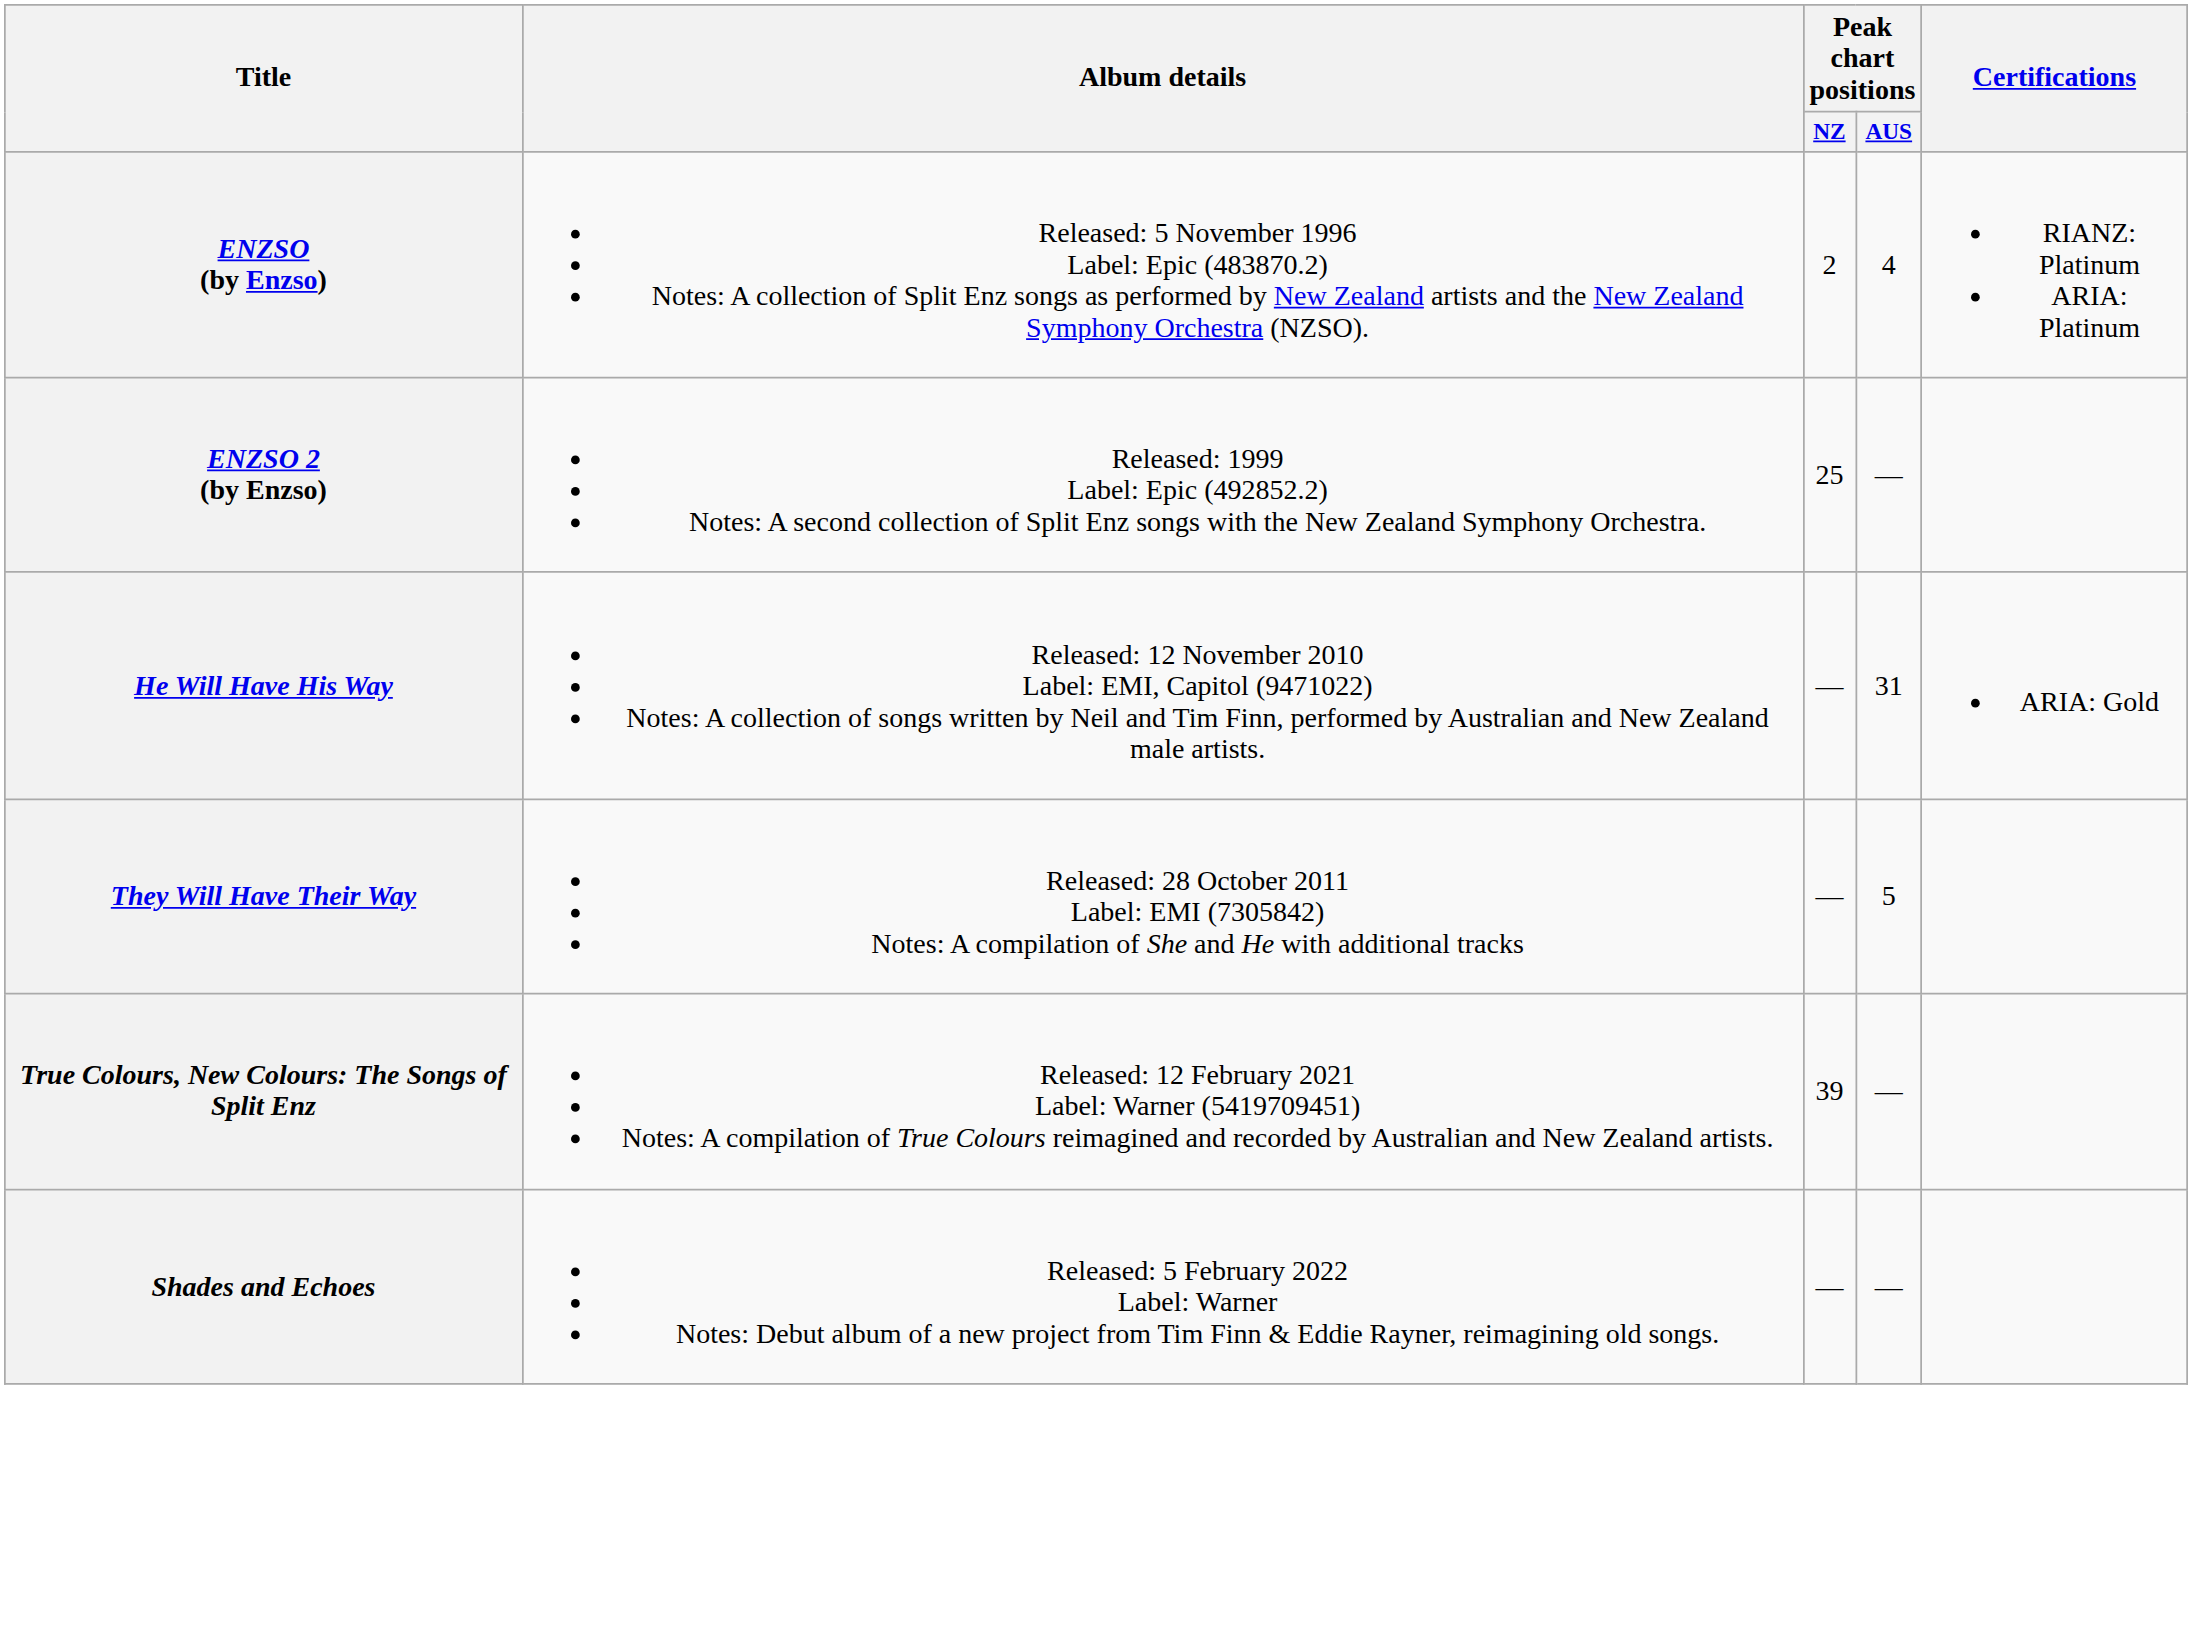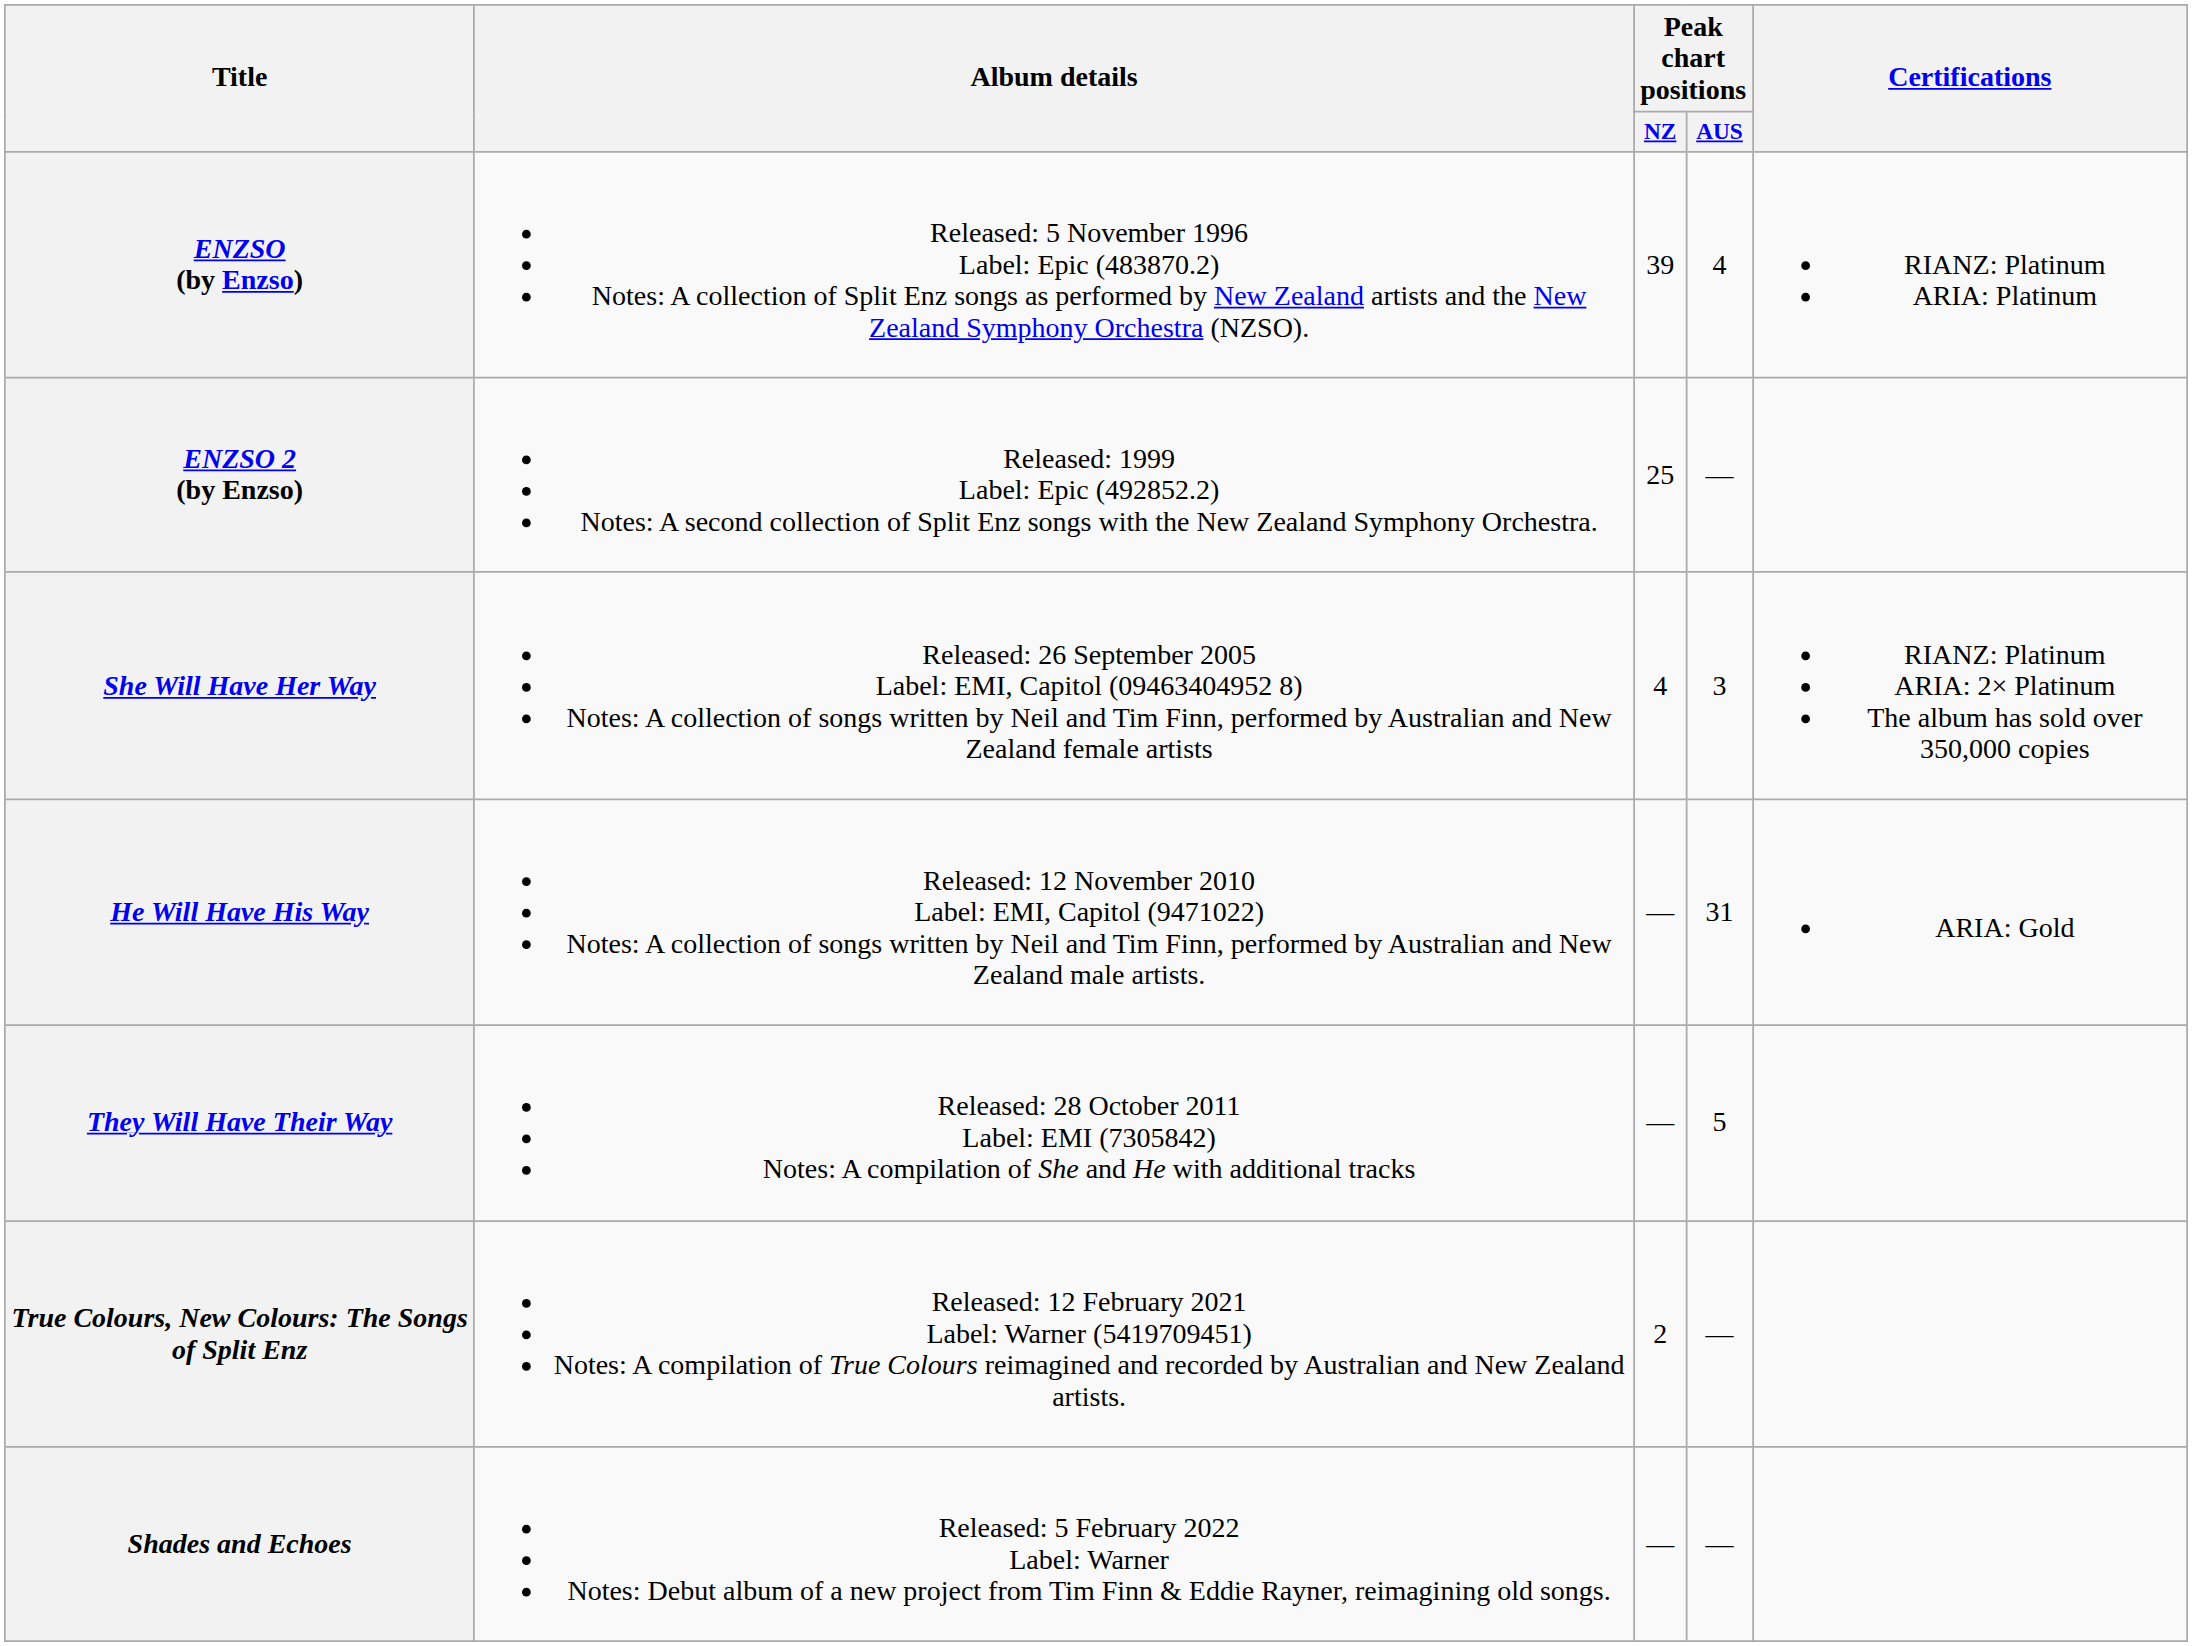(1829, 264) 2 -> (1660, 264) 39
+ row: (240, 685)
(1829, 1091) 39 -> (1660, 1333) 2
